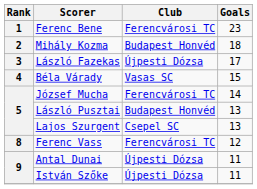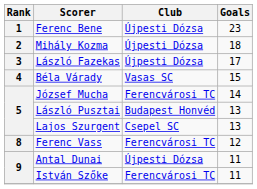(170, 29) Ferencvárosi TC -> (164, 29) Újpesti Dózsa
(170, 45) Budapest Honvéd -> (164, 45) Újpesti Dózsa
(164, 176) Újpesti Dózsa -> (170, 176) Ferencvárosi TC
